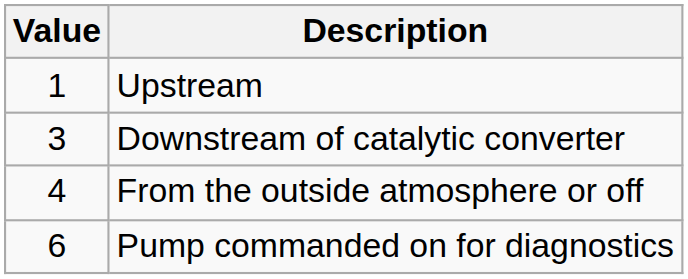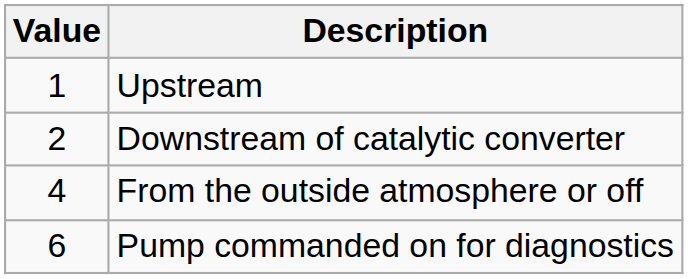(57, 138) 3 -> (57, 138) 2
